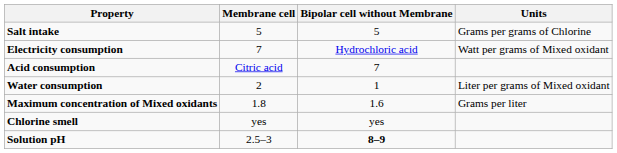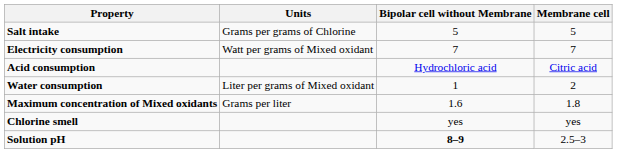columns swapped: (534, 13) <-> (259, 13)
(377, 49) Hydrochloric acid -> (455, 49) 7
(377, 67) 7 -> (455, 67) Hydrochloric acid
